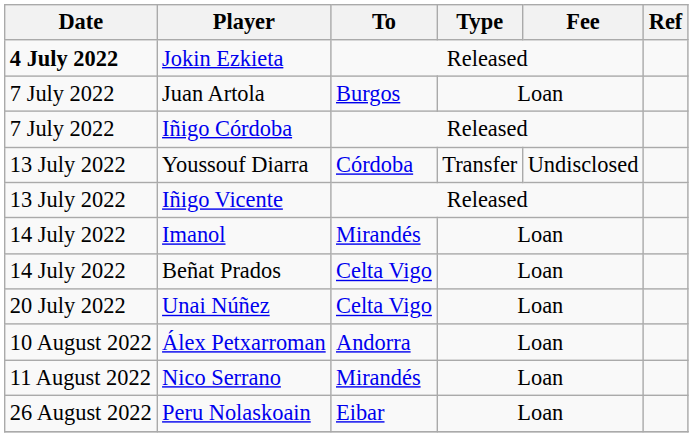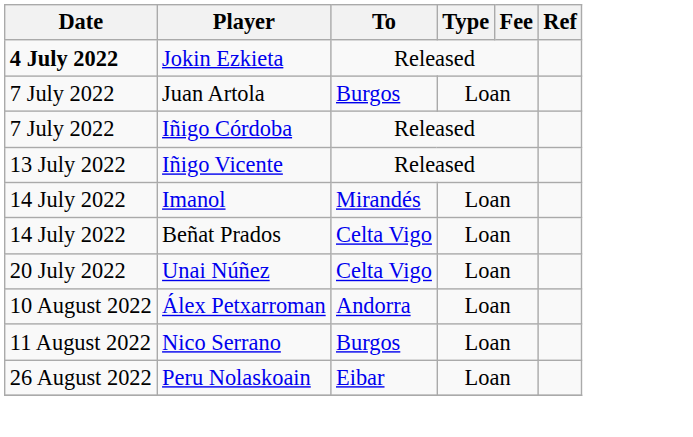- row: (235, 164)
(378, 377) Mirandés -> (368, 341) Burgos
